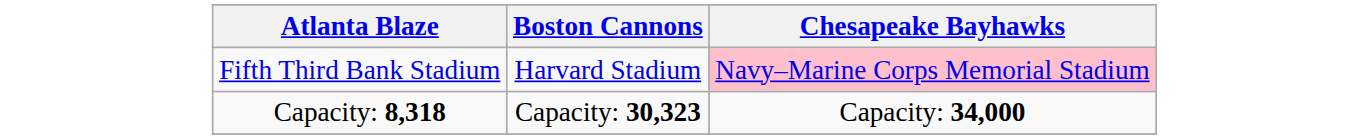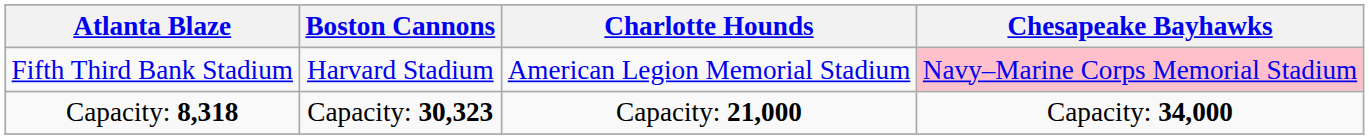+ column: (709, 26)
